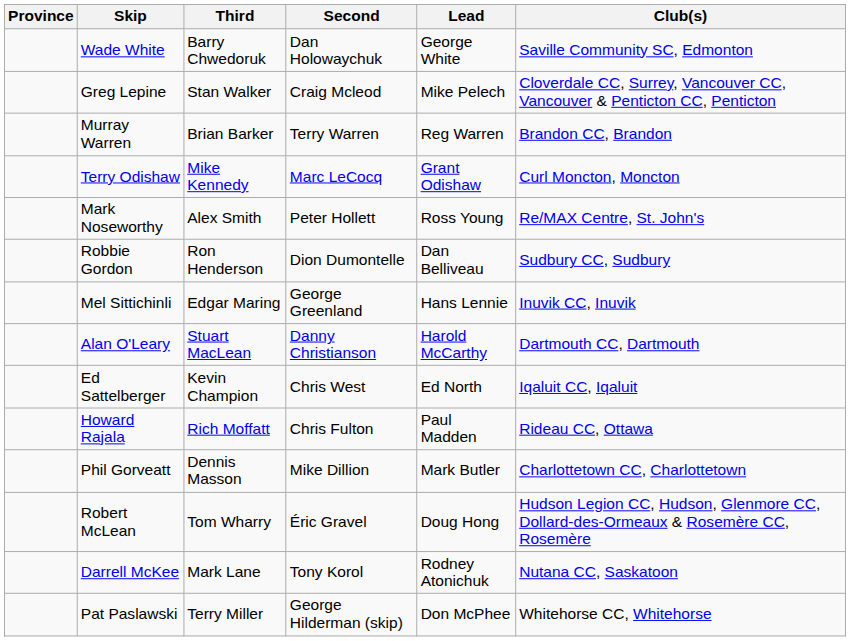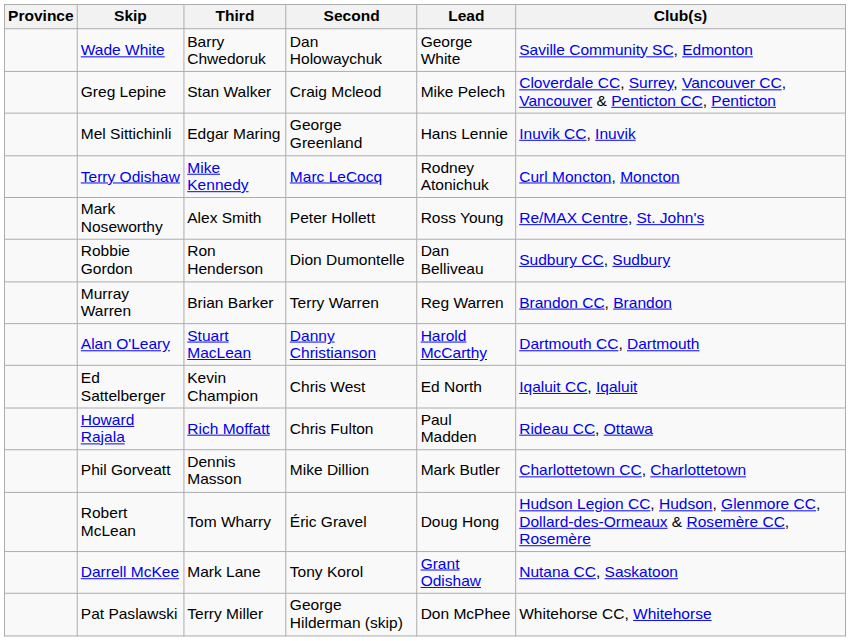rows swapped: (106, 134) <-> (126, 302)
(451, 176) Grant Odishaw -> (455, 176) Rodney Atonichuk
(455, 572) Rodney Atonichuk -> (451, 572) Grant Odishaw
